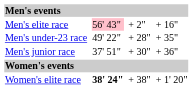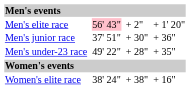(167, 24) + 16" -> (169, 24) + 1' 20"
rows swapped: (46, 38) <-> (40, 52)
(108, 80) bold -> (106, 80) normal
(172, 80) + 1' 20" -> (164, 80) + 16"
